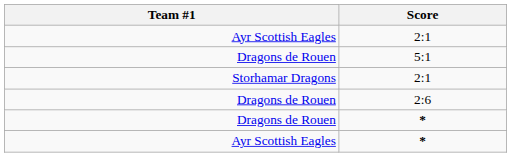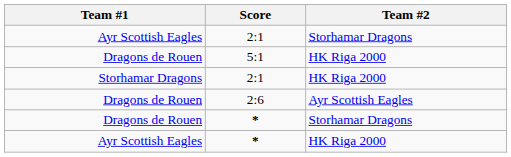+ column: (406, 15)
